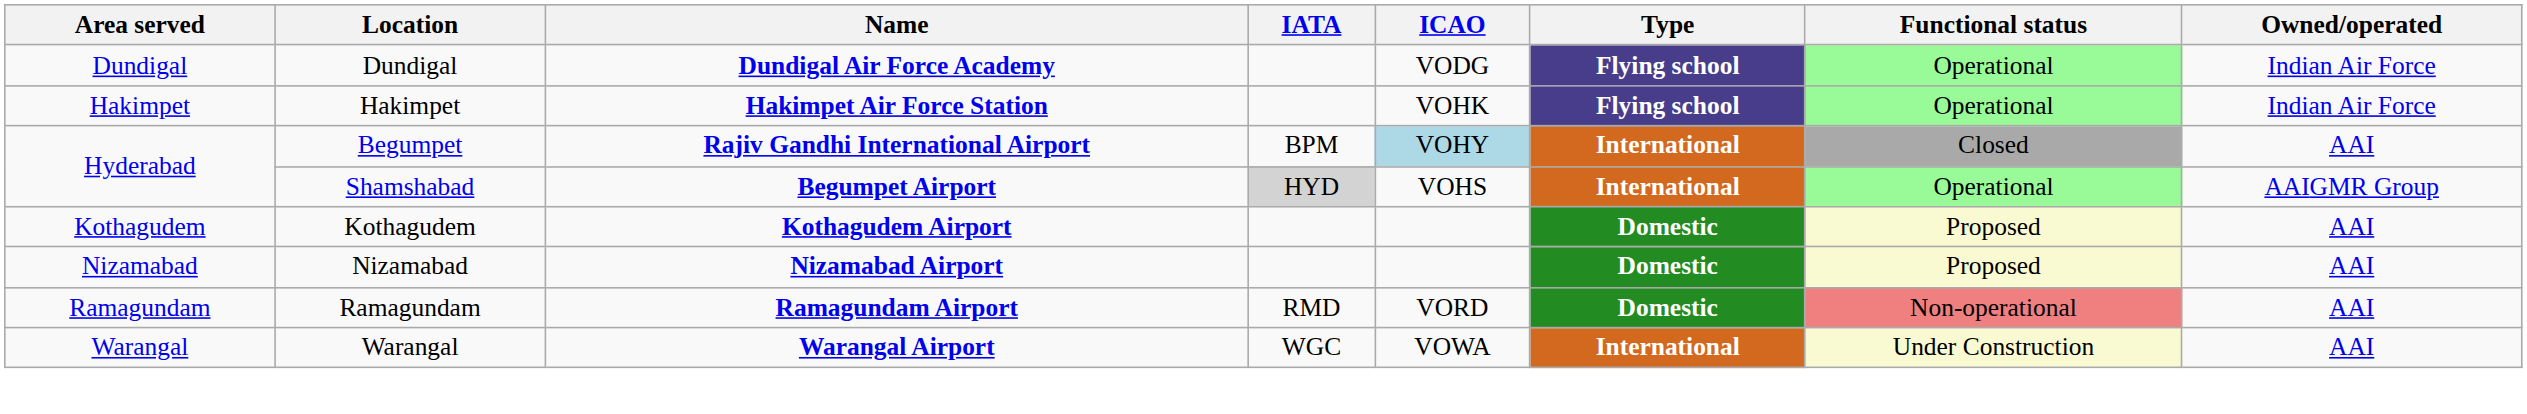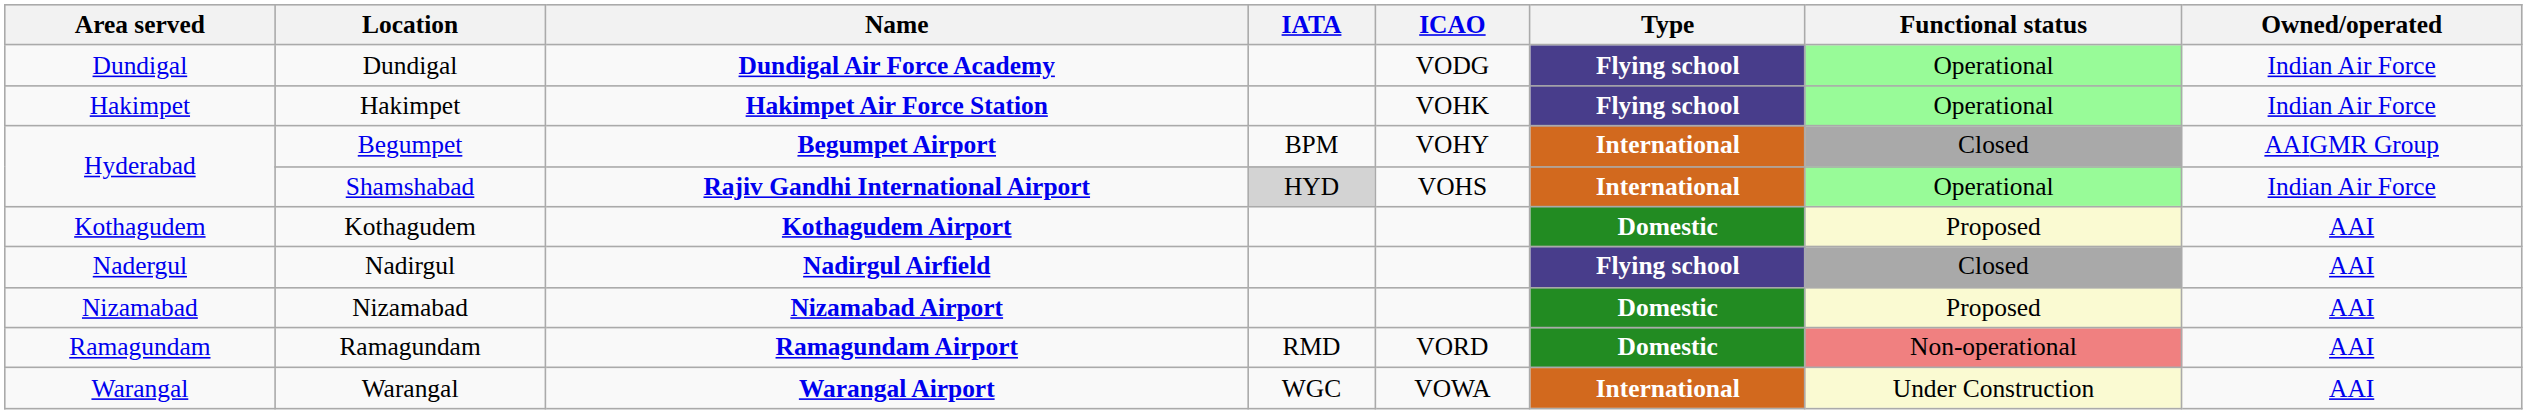(897, 145) Rajiv Gandhi International Airport -> (897, 145) Begumpet Airport
(1452, 145) lightblue background -> (1452, 145) no background
(2352, 145) AAI -> (2352, 145) AAIGMR Group
(897, 186) Begumpet Airport -> (897, 186) Rajiv Gandhi International Airport
(2352, 186) AAIGMR Group -> (2352, 186) Indian Air Force
+ row: (410, 266)
